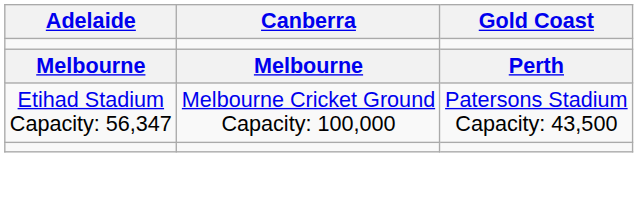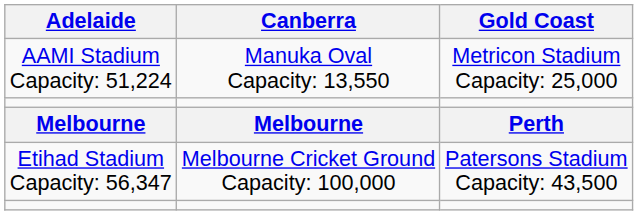+ row: (91, 68)
